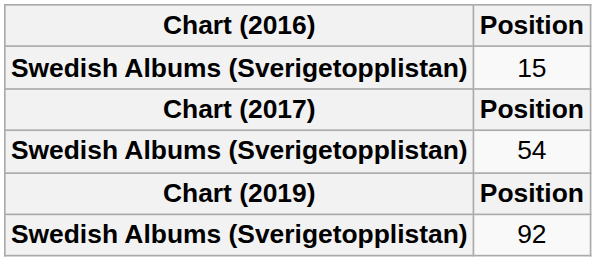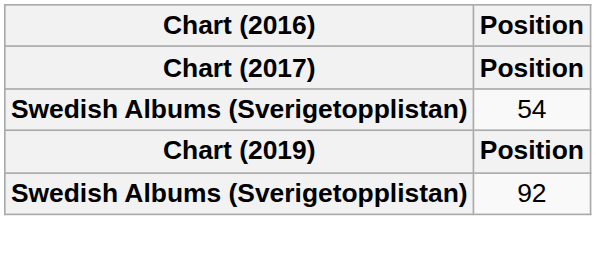- row: (532, 67)
